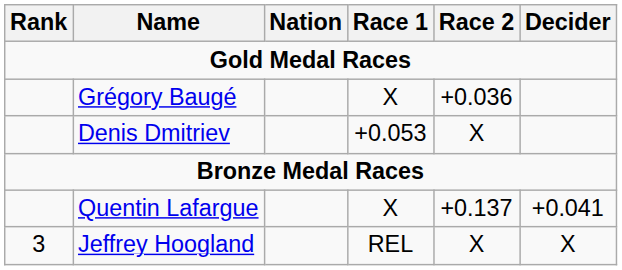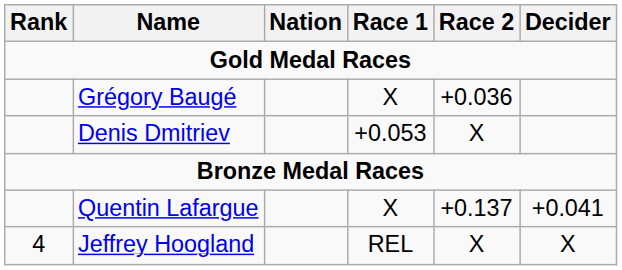(39, 245) 3 -> (39, 245) 4
